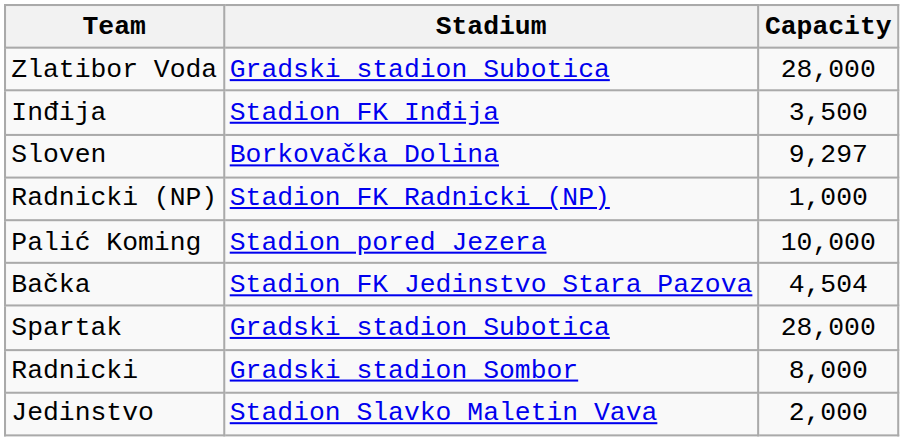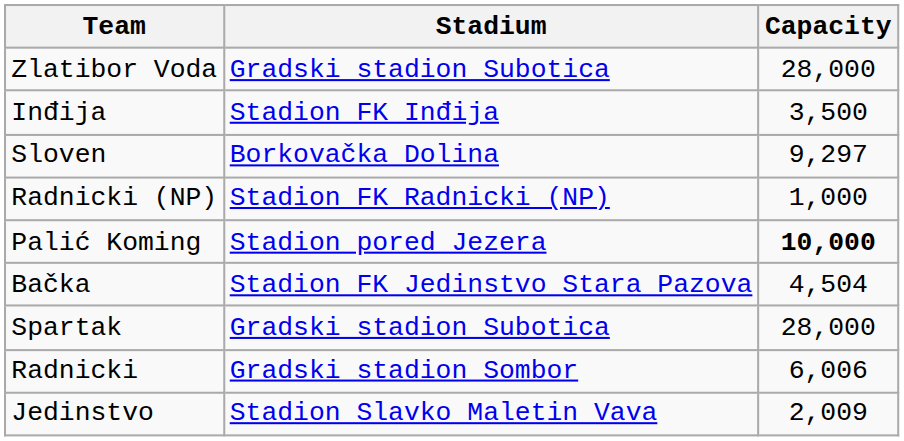(828, 242) normal -> (828, 242) bold
(828, 371) 8,000 -> (828, 371) 6,006
(828, 414) 2,000 -> (828, 414) 2,009
